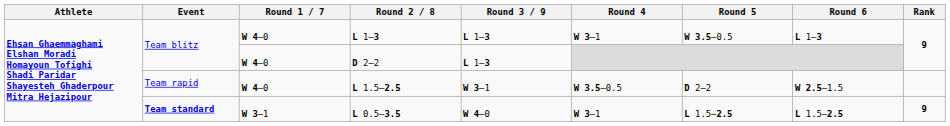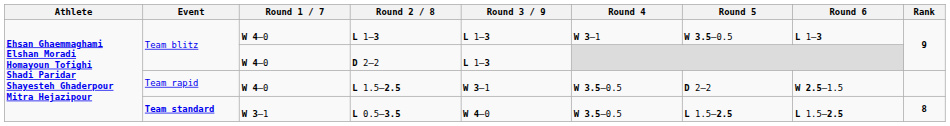(587, 114) W 3–1 -> (598, 114) W 3.5–0.5
(924, 109) 9 -> (924, 109) 8
